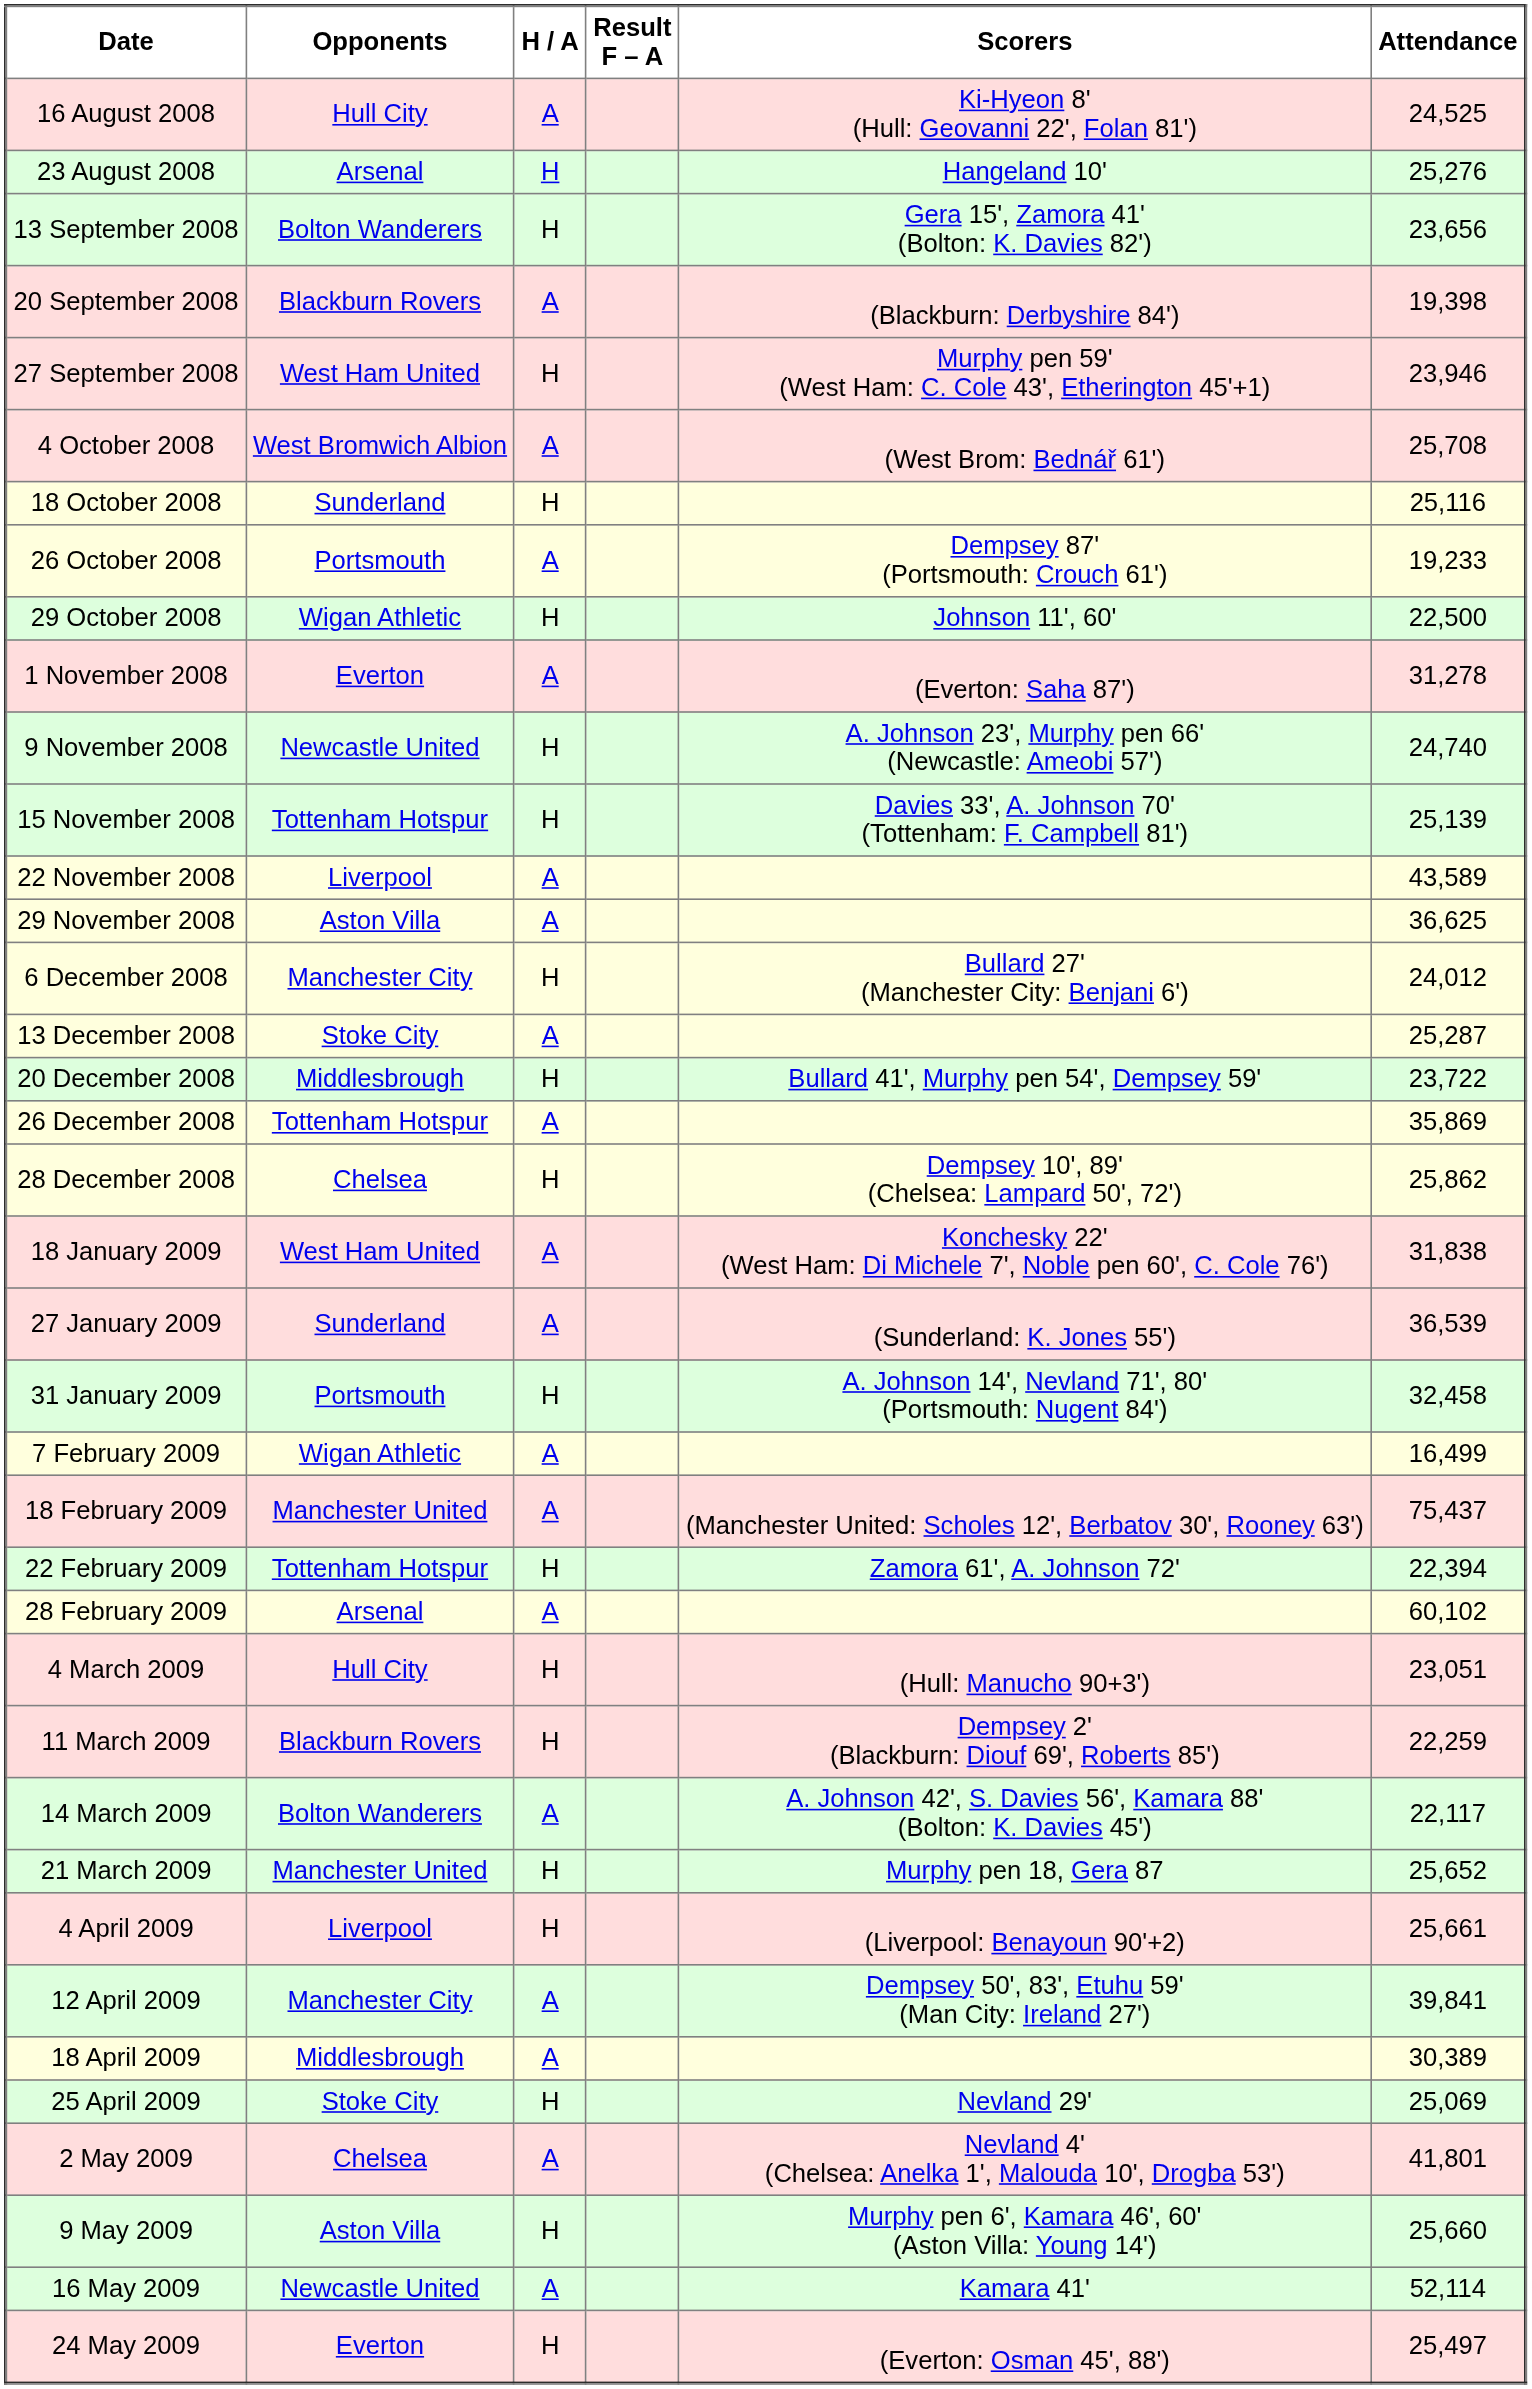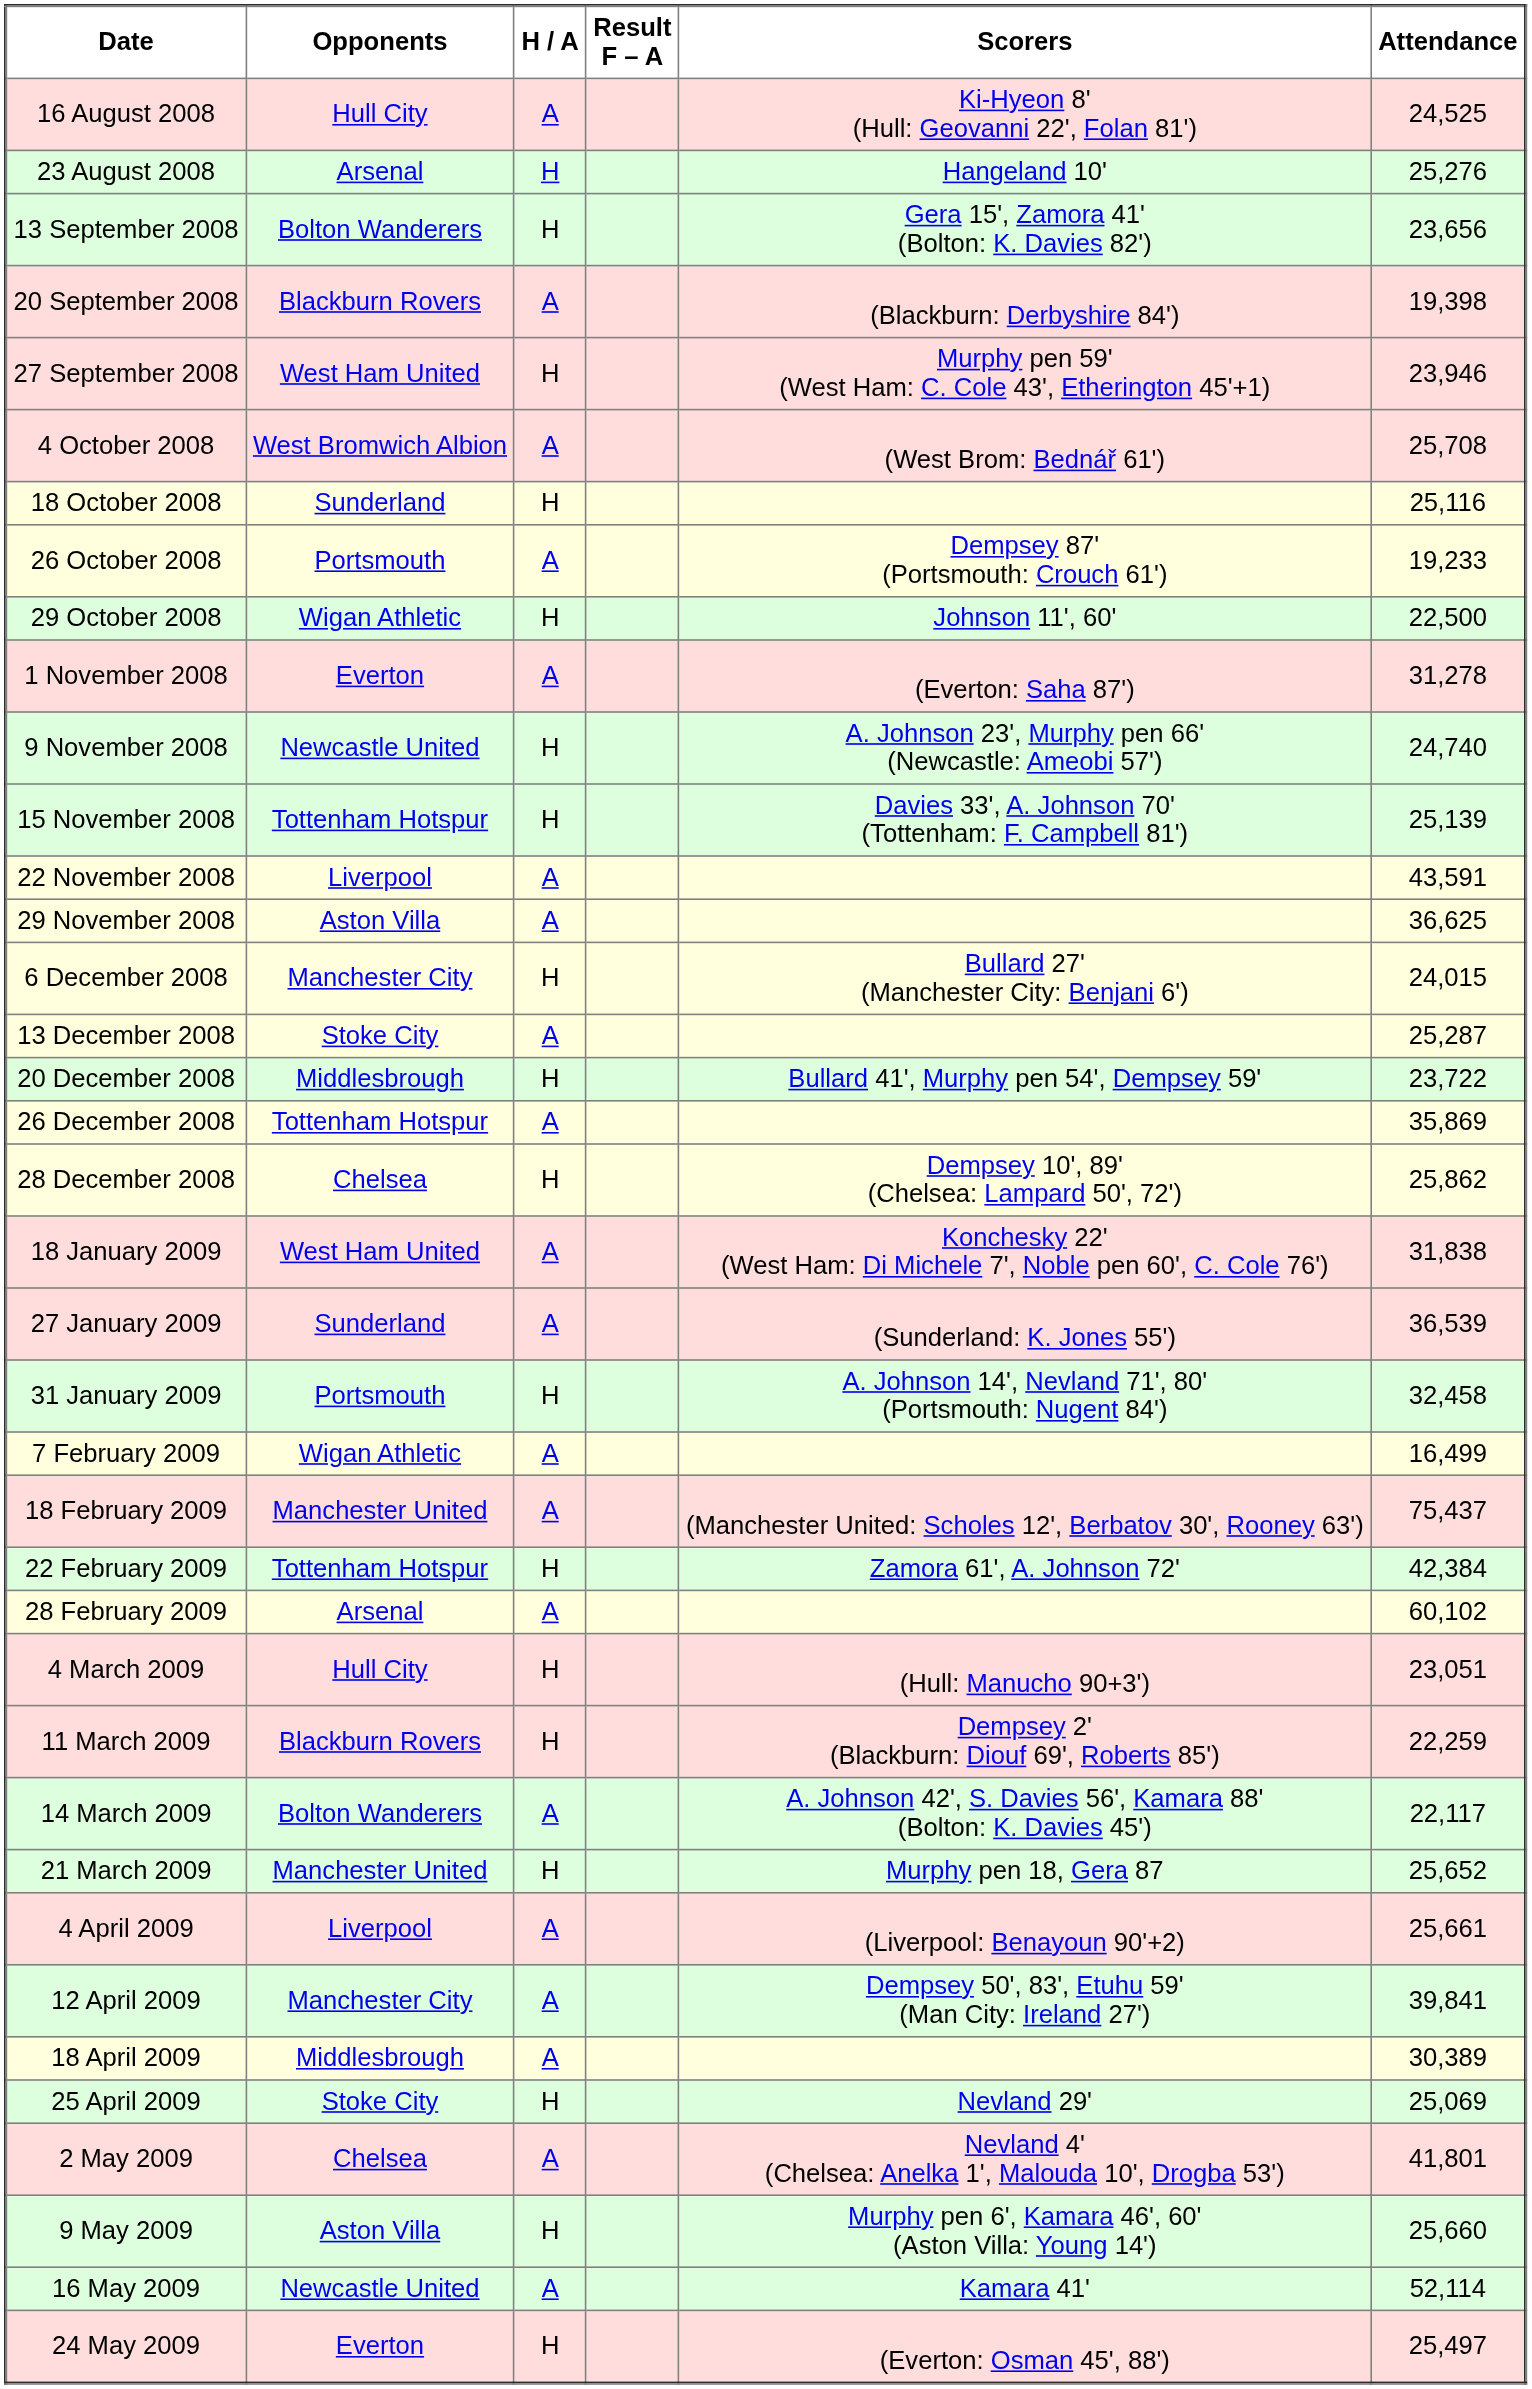(1448, 877) 43,589 -> (1448, 877) 43,591
(1448, 978) 24,012 -> (1448, 978) 24,015
(1448, 1568) 22,394 -> (1448, 1568) 42,384
(550, 1928) H -> (550, 1928) A
